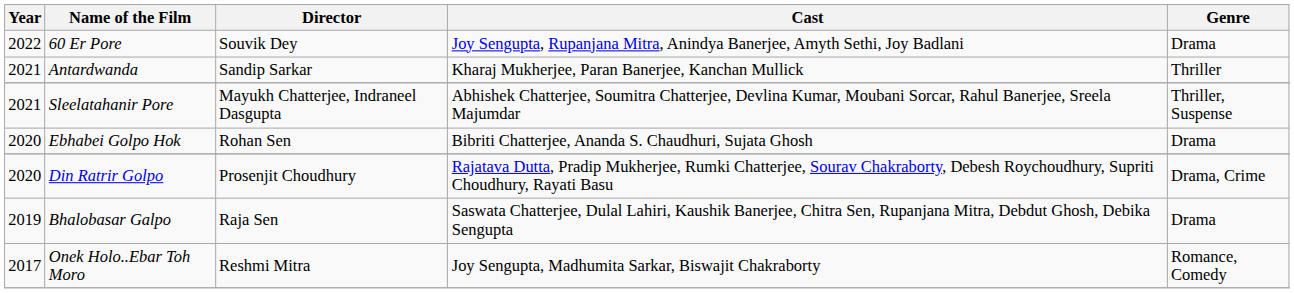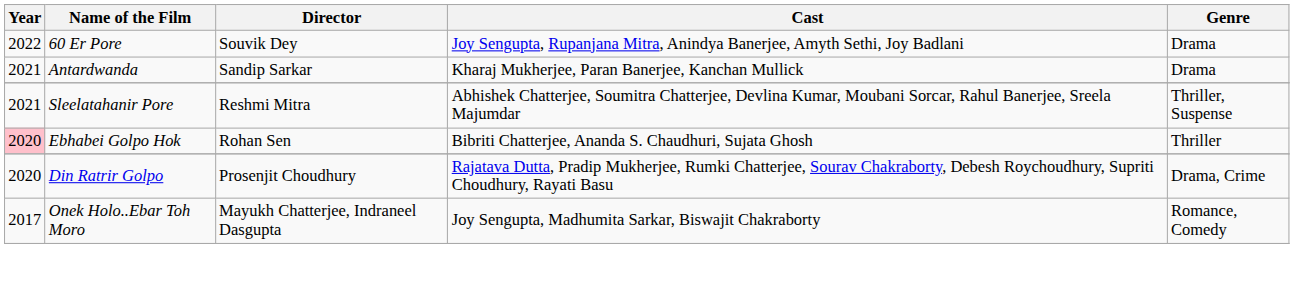(1196, 69) Thriller -> (1193, 69) Drama
(318, 105) Mayukh Chatterjee, Indraneel Dasgupta -> (265, 105) Reshmi Mitra
(25, 140) no background -> (25, 140) pink background
(1193, 140) Drama -> (1196, 140) Thriller
- row: (110, 220)
(265, 265) Reshmi Mitra -> (318, 220) Mayukh Chatterjee, Indraneel Dasgupta
